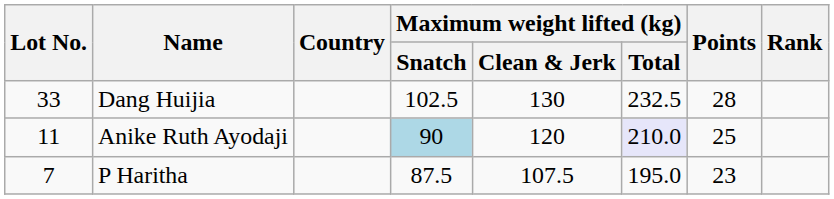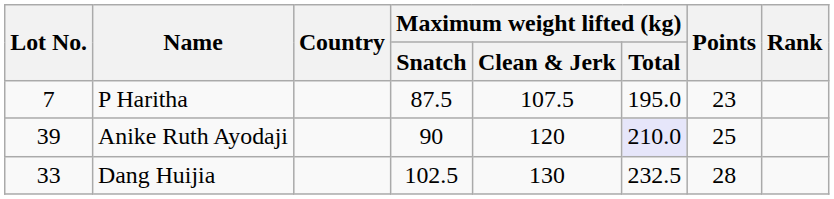rows swapped: (157, 99) <-> (143, 174)
(49, 136) 11 -> (49, 136) 39
(431, 136) lightblue background -> (431, 136) no background
